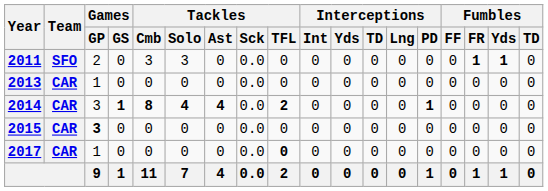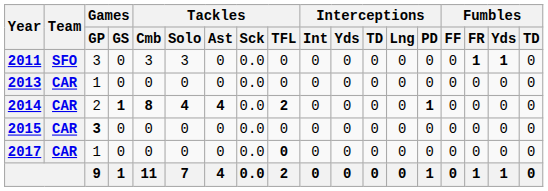(97, 61) 2 -> (97, 61) 3
(97, 107) 3 -> (97, 107) 2
